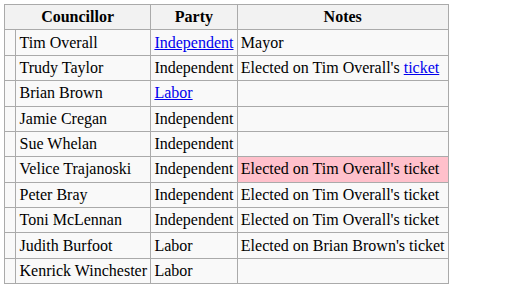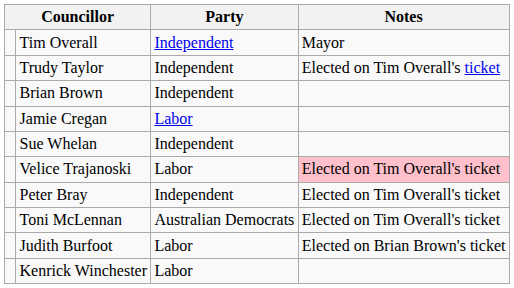(173, 93) Labor -> (194, 93) Independent
(194, 118) Independent -> (173, 118) Labor
(194, 169) Independent -> (173, 169) Labor
(194, 220) Independent -> (224, 220) Australian Democrats
